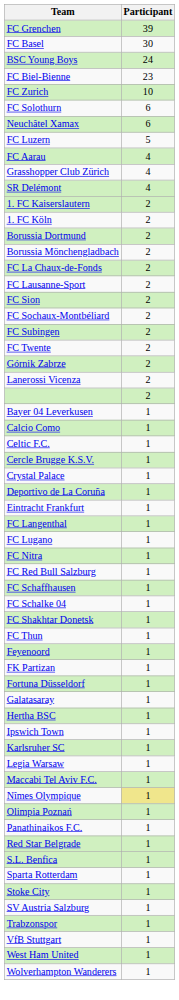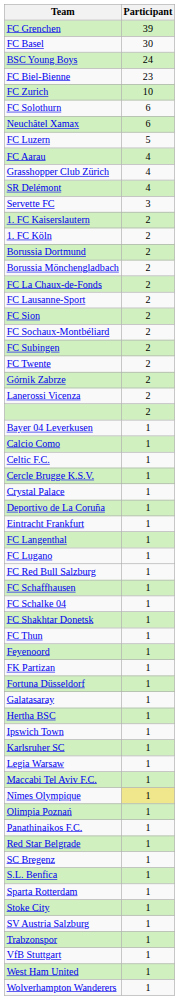+ row: (31, 204)
- row: (24, 556)
+ row: (31, 859)
